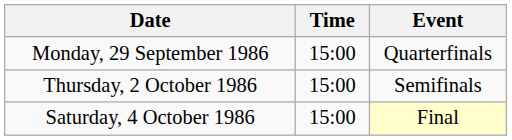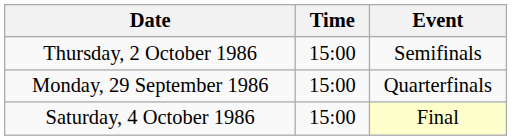rows swapped: (150, 53) <-> (150, 85)
